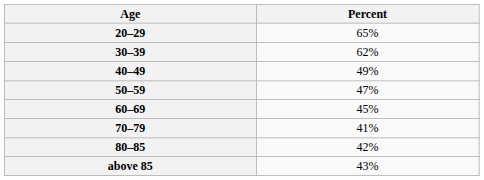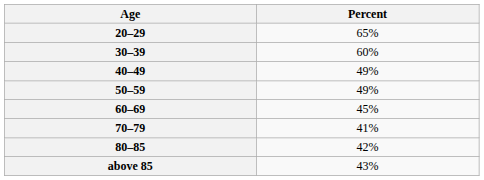(368, 52) 62% -> (368, 52) 60%
(368, 90) 47% -> (368, 90) 49%
